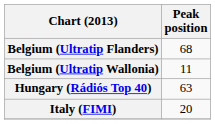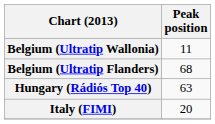rows swapped: (83, 68) <-> (83, 48)
